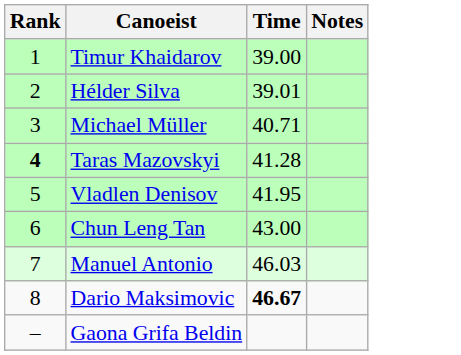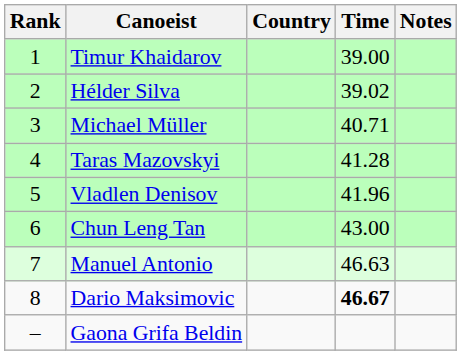+ column: (291, 21)
(277, 90) 39.01 -> (365, 90) 39.02
(35, 159) bold -> (35, 159) normal
(277, 194) 41.95 -> (365, 194) 41.96
(277, 263) 46.03 -> (365, 263) 46.63
